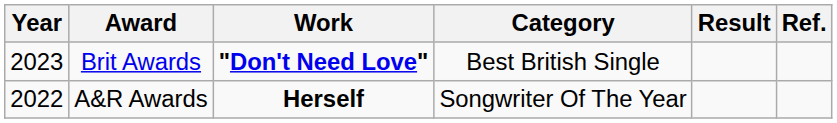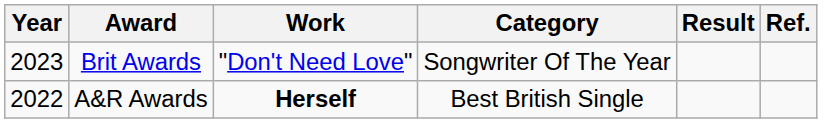(324, 61) bold -> (316, 61) normal
(563, 61) Best British Single -> (547, 61) Songwriter Of The Year
(563, 99) Songwriter Of The Year -> (547, 99) Best British Single
